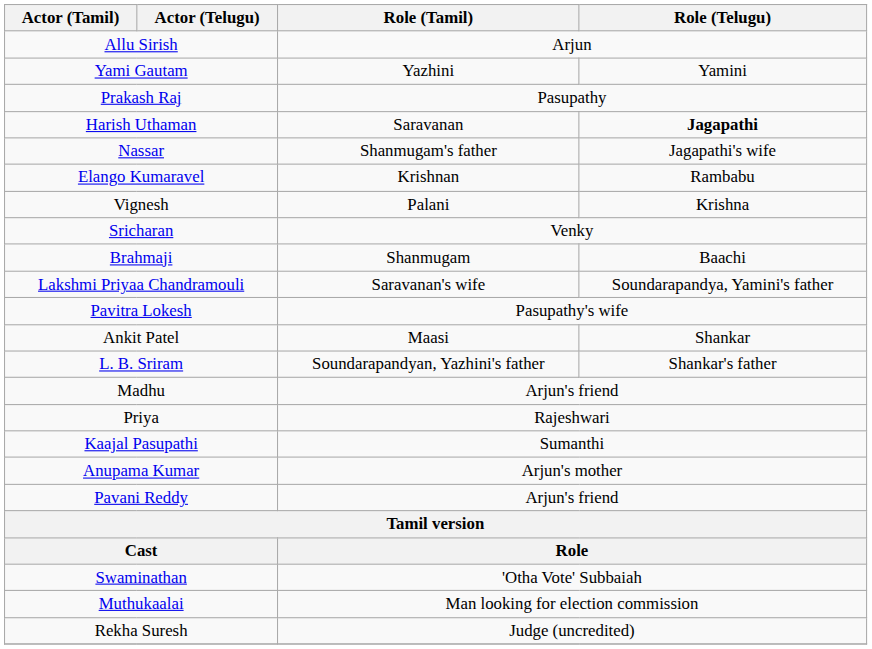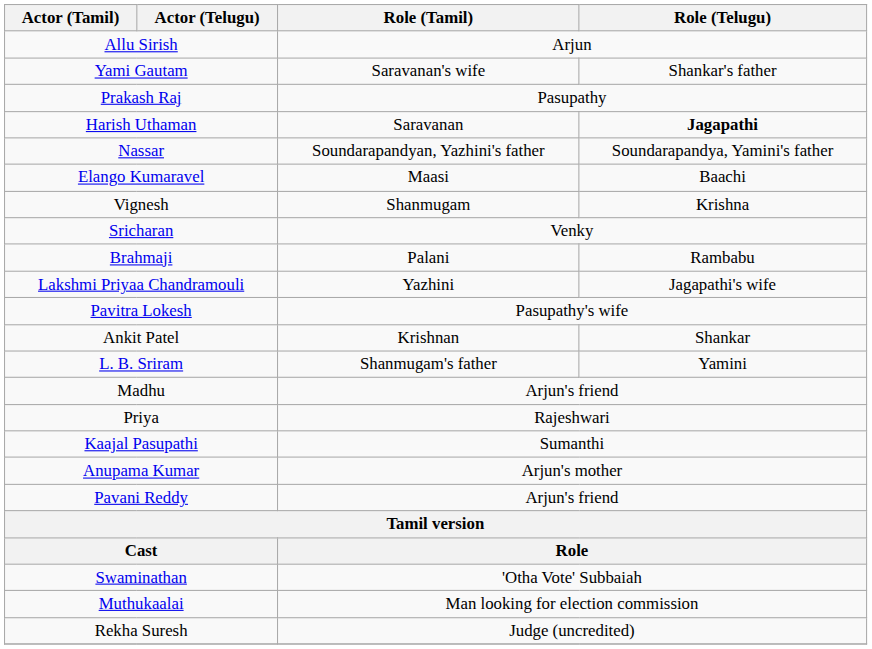(428, 71) Yazhini -> (428, 71) Saravanan's wife
(723, 71) Yamini -> (723, 71) Shankar's father
(428, 151) Shanmugam's father -> (428, 151) Soundarapandyan, Yazhini's father
(723, 151) Jagapathi's wife -> (723, 151) Soundarapandya, Yamini's father
(428, 177) Krishnan -> (428, 177) Maasi
(723, 177) Rambabu -> (723, 177) Baachi
(428, 204) Palani -> (428, 204) Shanmugam
(428, 257) Shanmugam -> (428, 257) Palani
(723, 257) Baachi -> (723, 257) Rambabu
(428, 284) Saravanan's wife -> (428, 284) Yazhini
(723, 284) Soundarapandya, Yamini's father -> (723, 284) Jagapathi's wife
(428, 337) Maasi -> (428, 337) Krishnan
(428, 364) Soundarapandyan, Yazhini's father -> (428, 364) Shanmugam's father
(723, 364) Shankar's father -> (723, 364) Yamini
